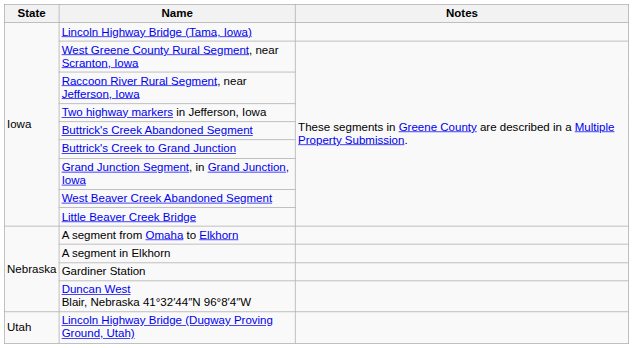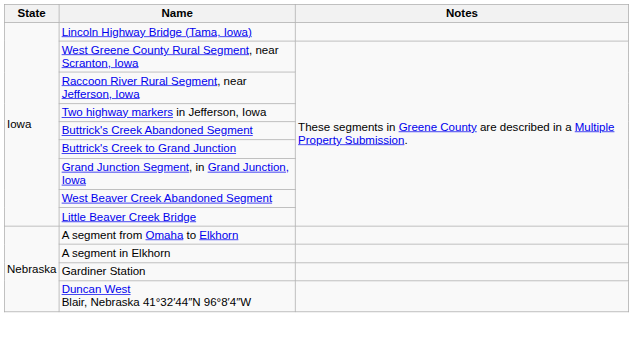- row: (167, 327)
